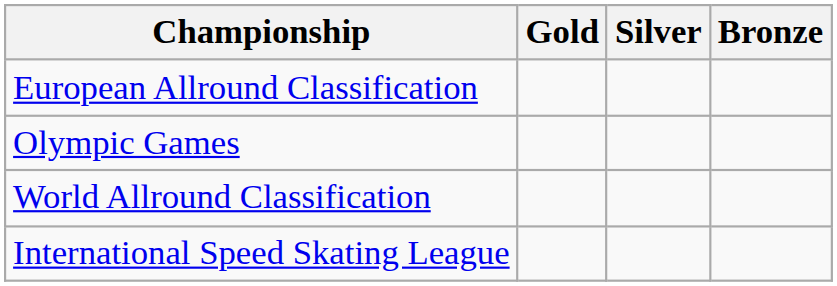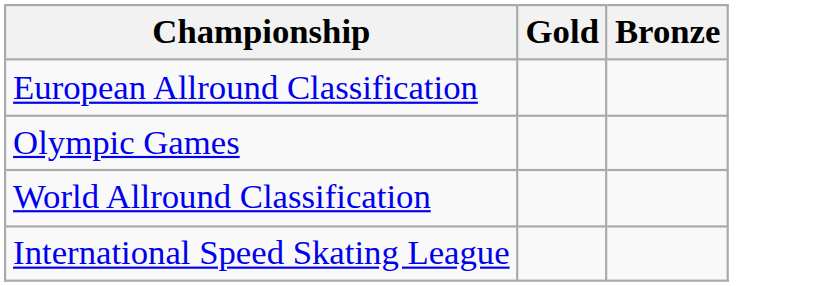- column: (658, 32)
